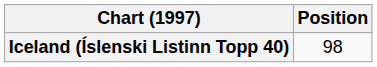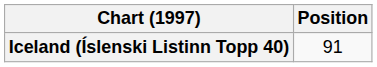(333, 47) 98 -> (333, 47) 91
